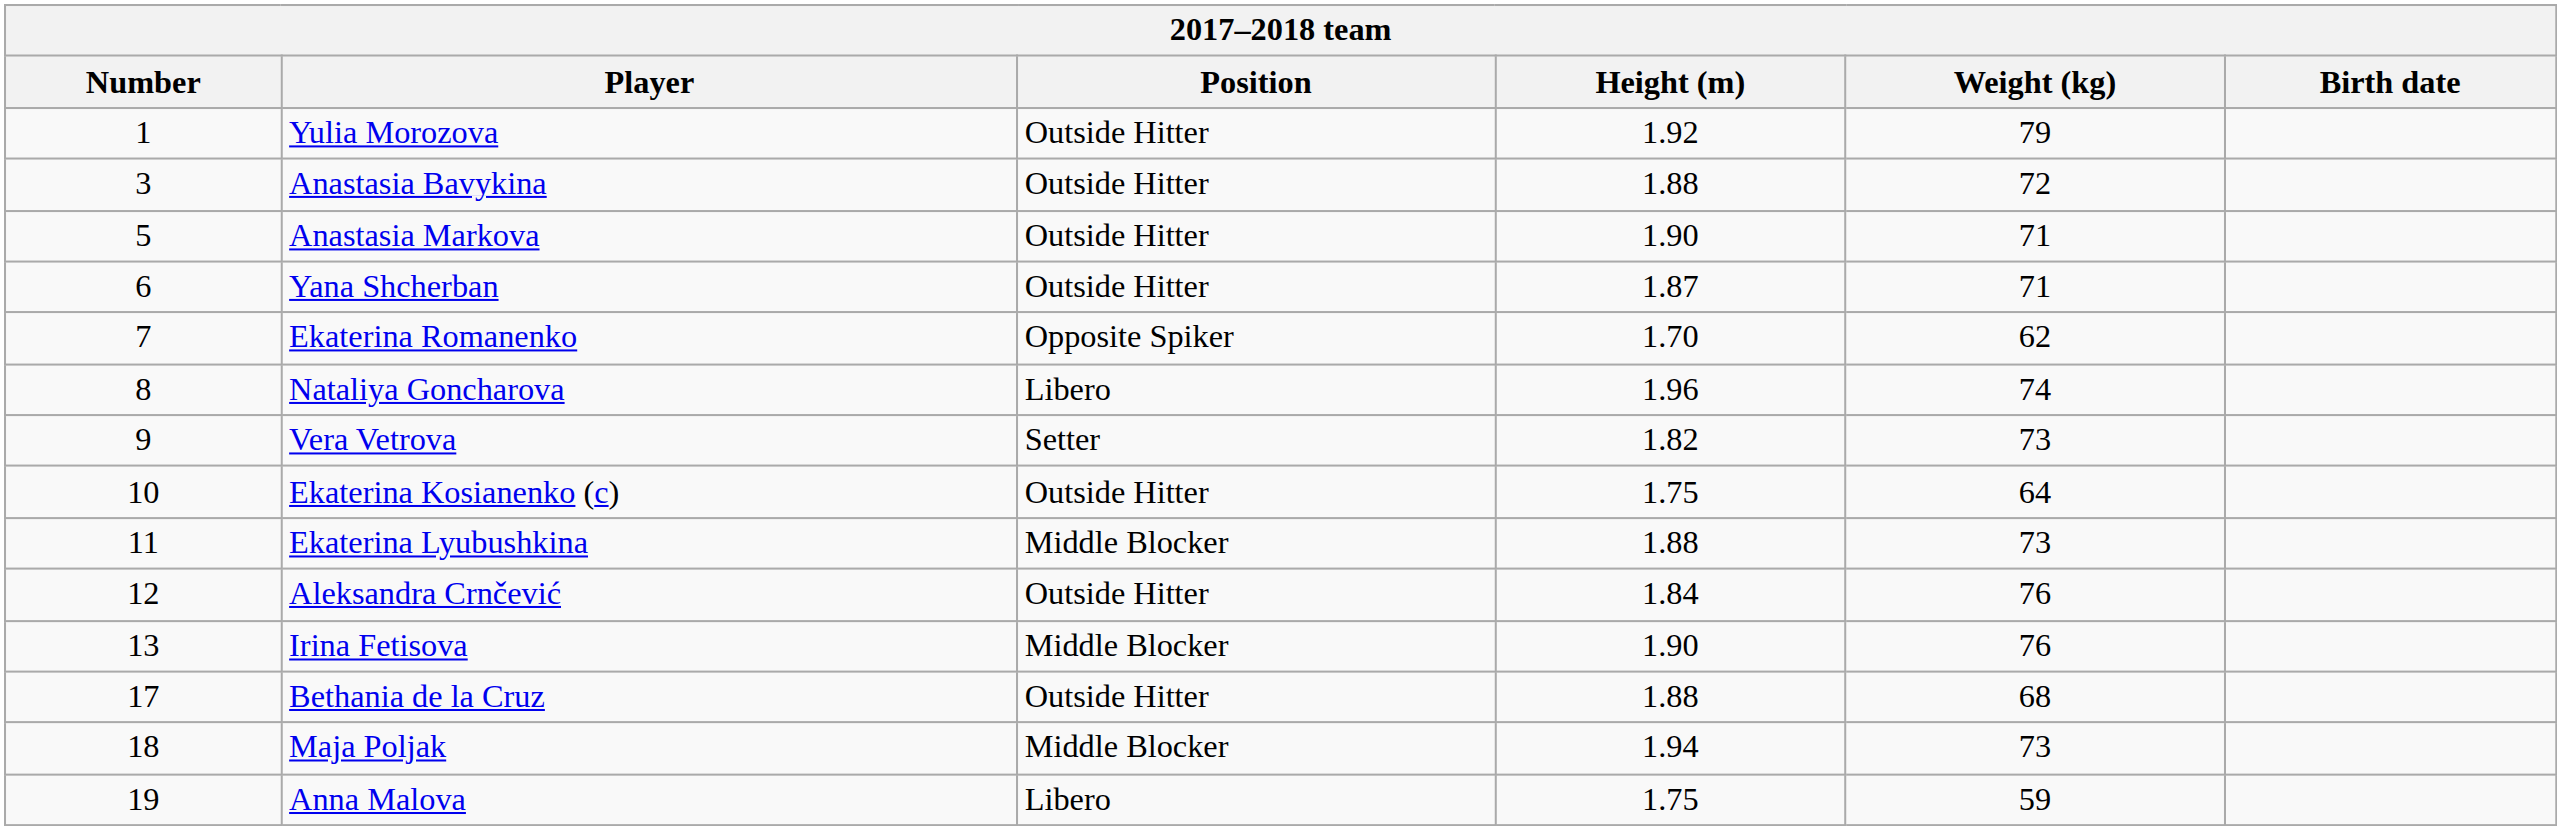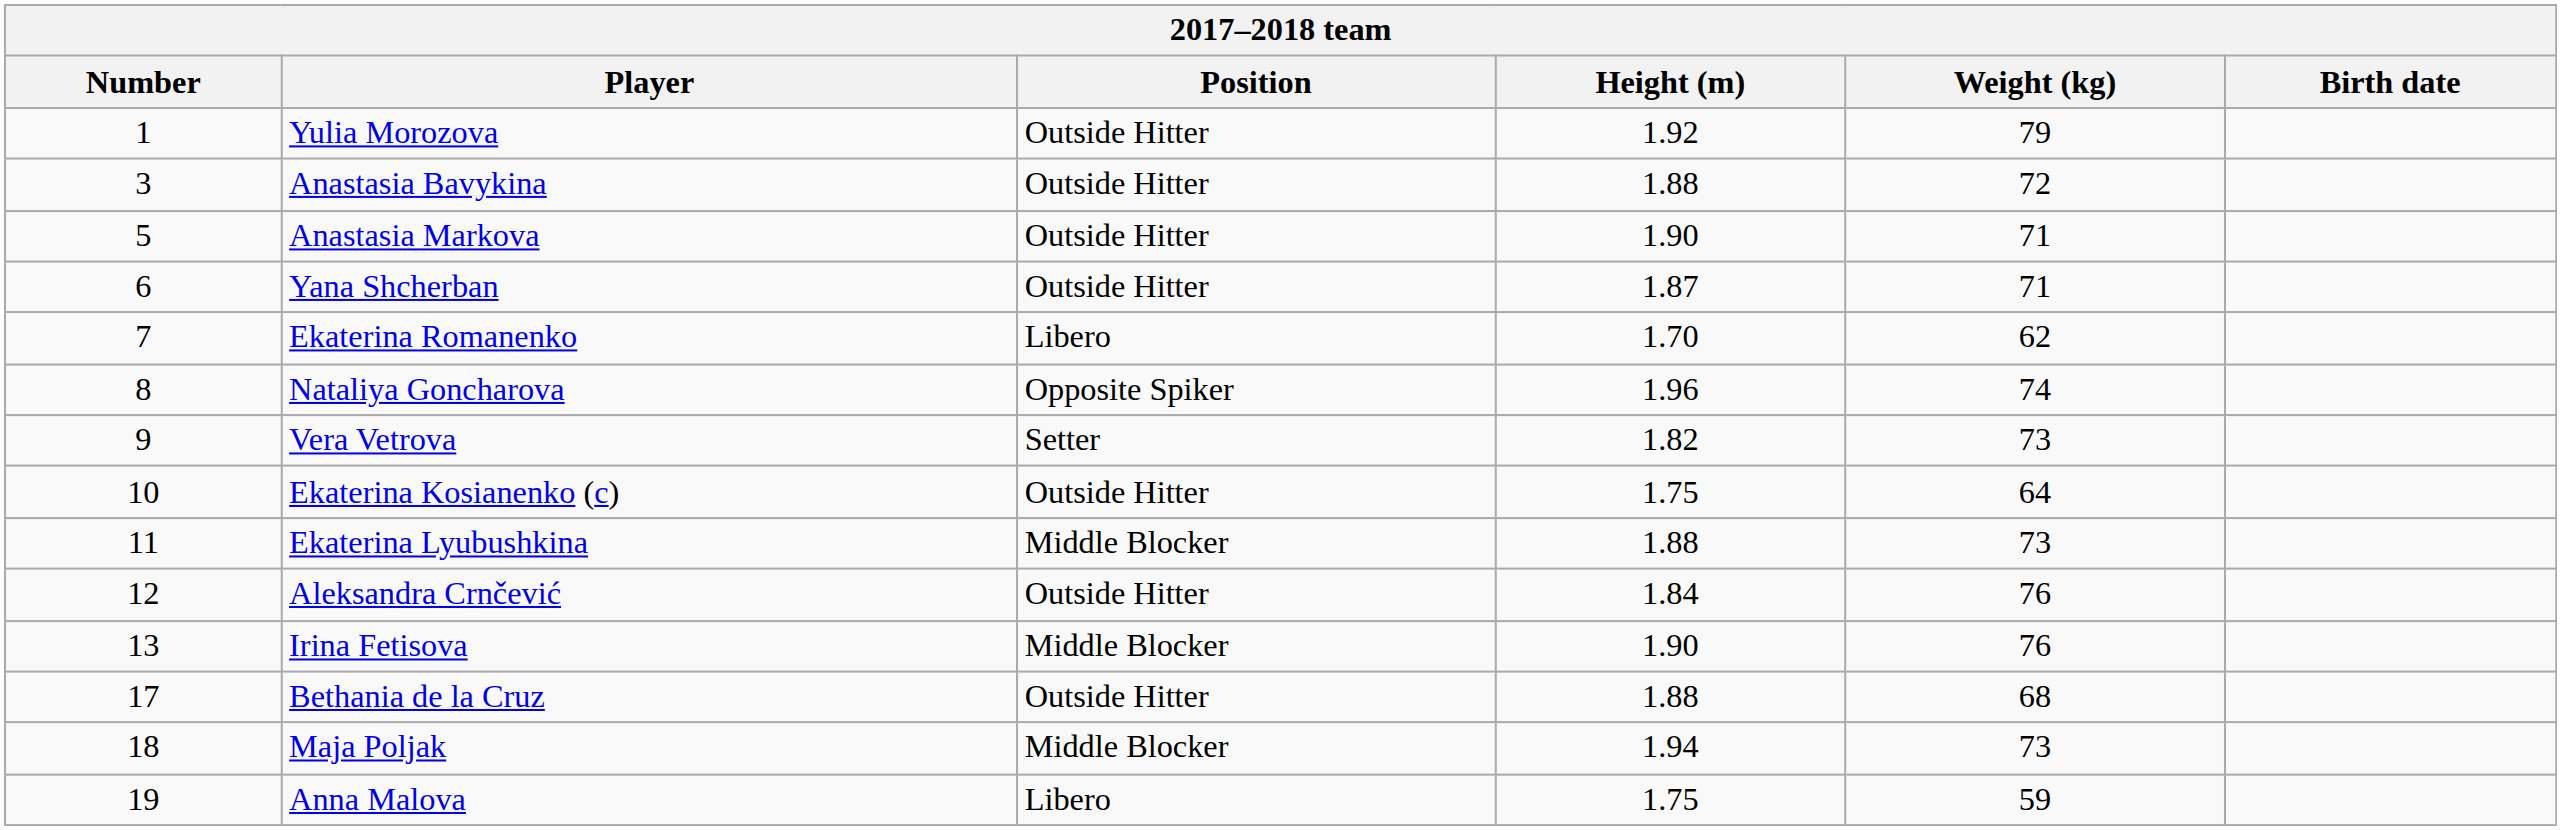(1129, 337) Opposite Spiker -> (1068, 337) Libero
(1068, 388) Libero -> (1129, 388) Opposite Spiker
